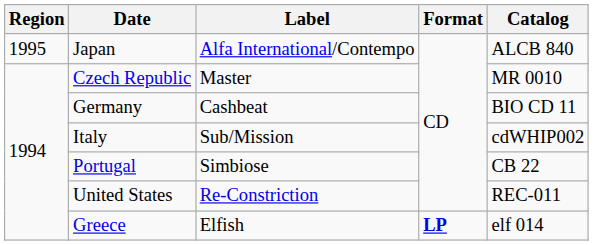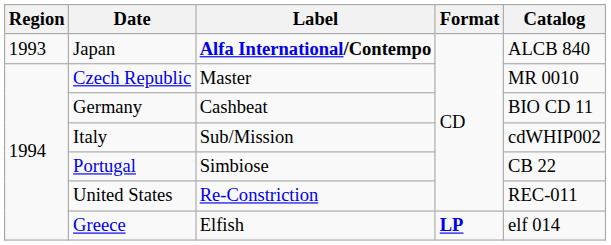(27, 48) 1995 -> (27, 48) 1993
(307, 48) normal -> (315, 48) bold
